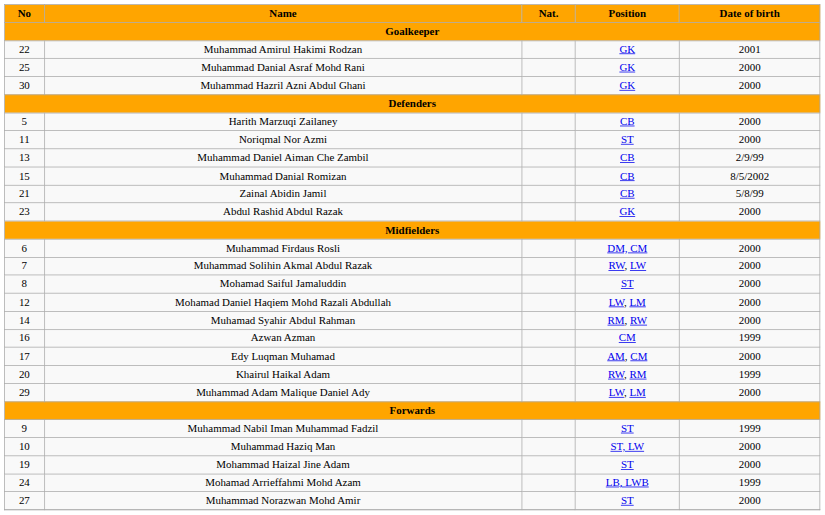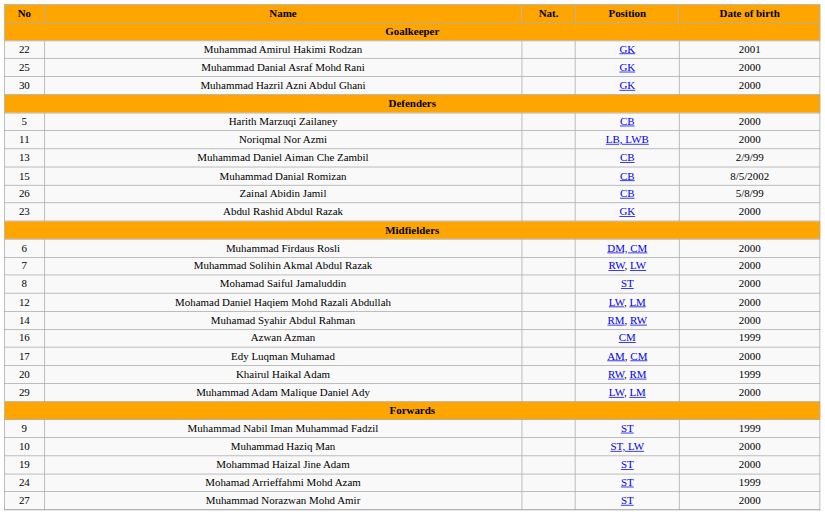(627, 140) ST -> (627, 140) LB, LWB
(24, 194) 21 -> (24, 194) 26
(627, 483) LB, LWB -> (627, 483) ST
